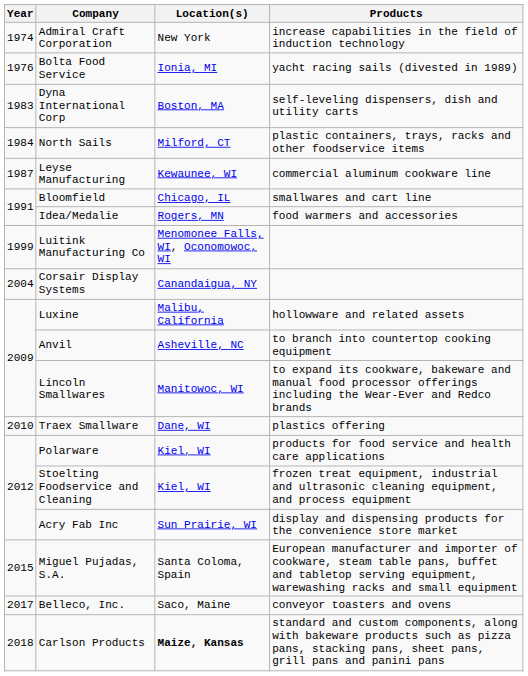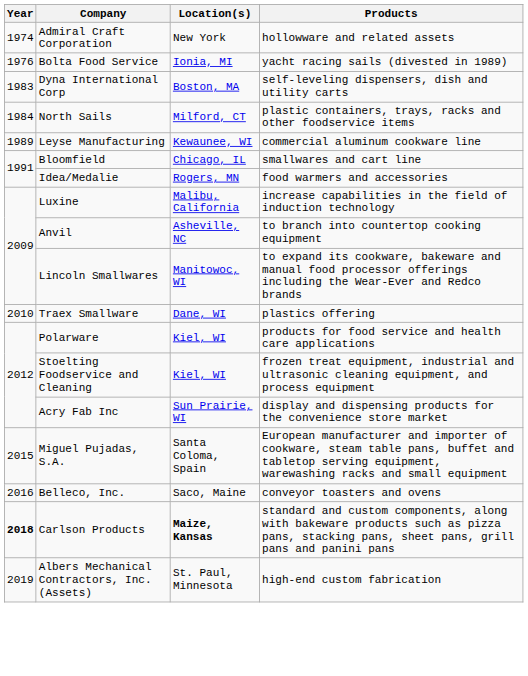(395, 38) increase capabilities in the field of induction technology -> (358, 38) hollowware and related assets
(20, 174) 1987 -> (20, 142) 1989
- row: (92, 247)
- row: (89, 284)
(368, 315) hollowware and related assets -> (385, 202) increase capabilities in the field of induction technology
(20, 605) 2017 -> (20, 493) 2016
(20, 642) normal -> (20, 530) bold
+ row: (95, 580)
